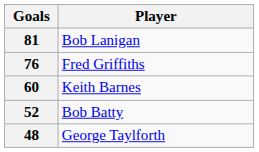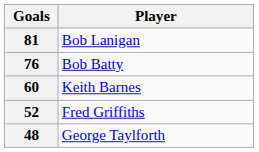(103, 64) Fred Griffiths -> (93, 64) Bob Batty
(93, 111) Bob Batty -> (103, 111) Fred Griffiths
